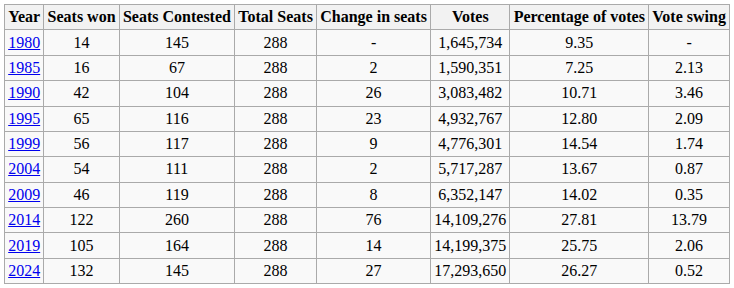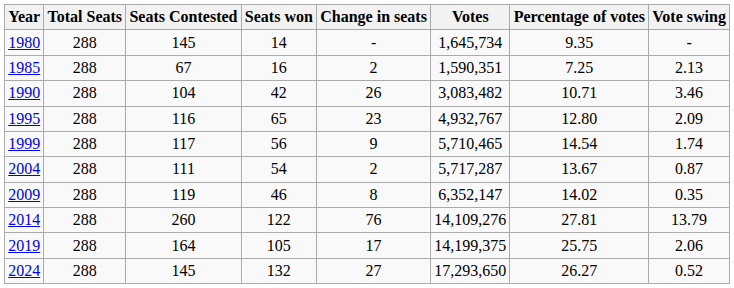columns swapped: (276, 17) <-> (82, 17)
(470, 144) 4,776,301 -> (470, 144) 5,710,465
(374, 245) 14 -> (374, 245) 17
